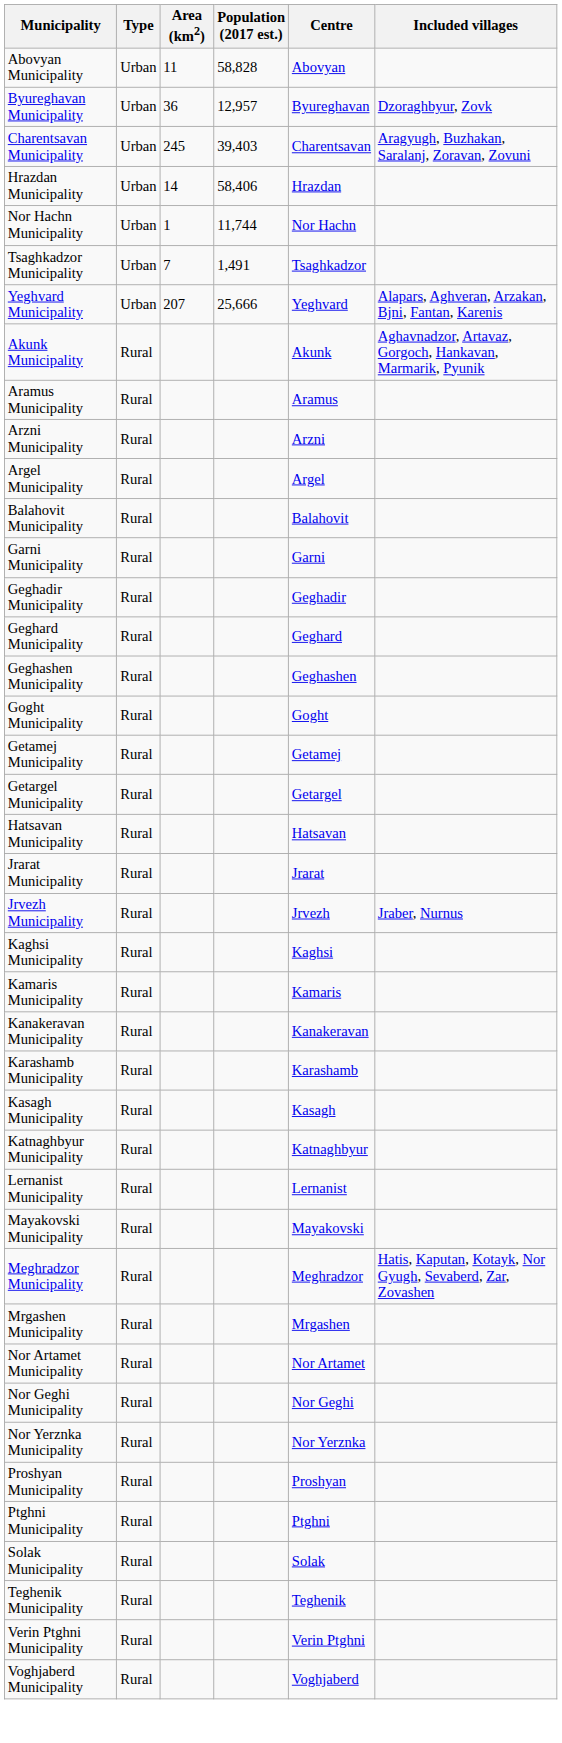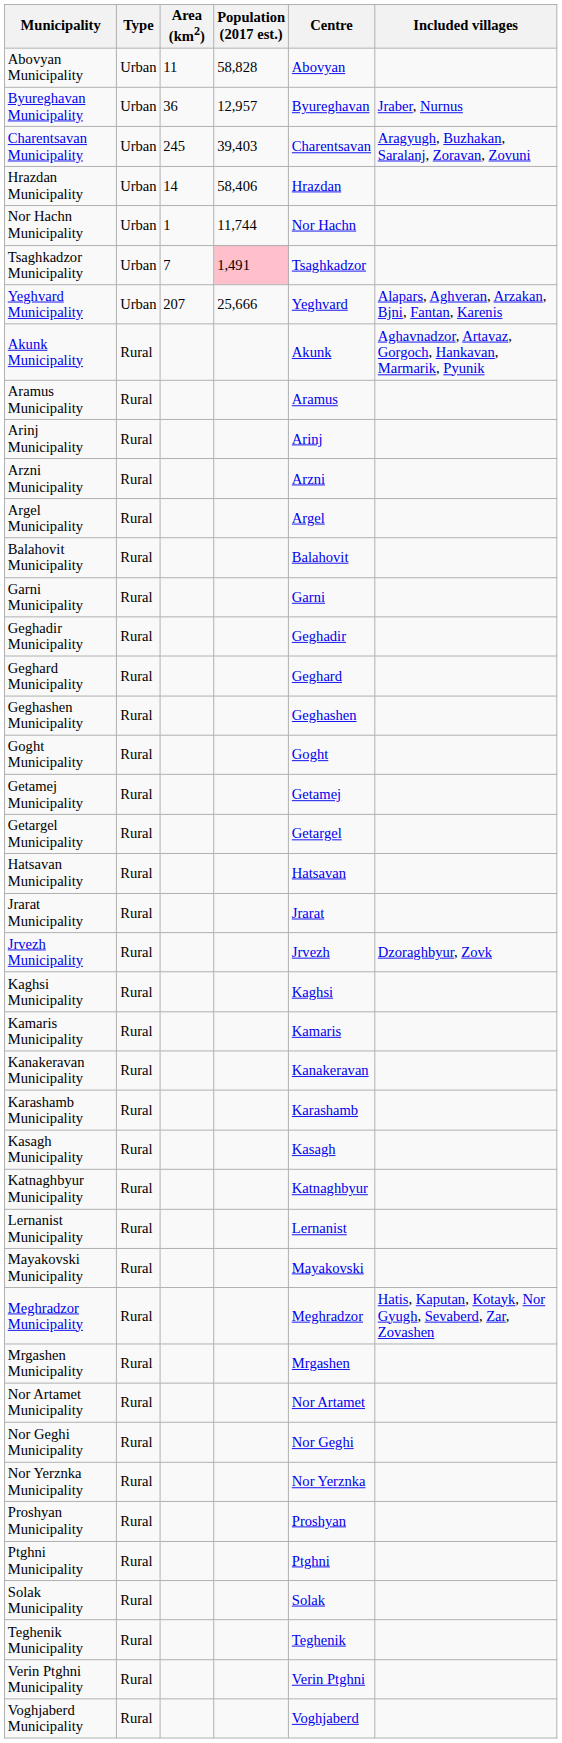(435, 107) Dzoraghbyur, Zovk -> (420, 107) Jraber, Nurnus
(234, 265) no background -> (234, 265) pink background
+ row: (45, 439)
(420, 912) Jraber, Nurnus -> (435, 952) Dzoraghbyur, Zovk
